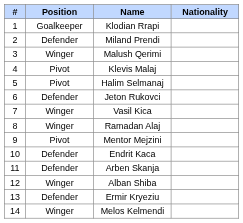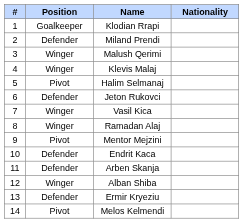(60, 68) Pivot -> (60, 68) Winger
(60, 211) Winger -> (60, 211) Pivot
